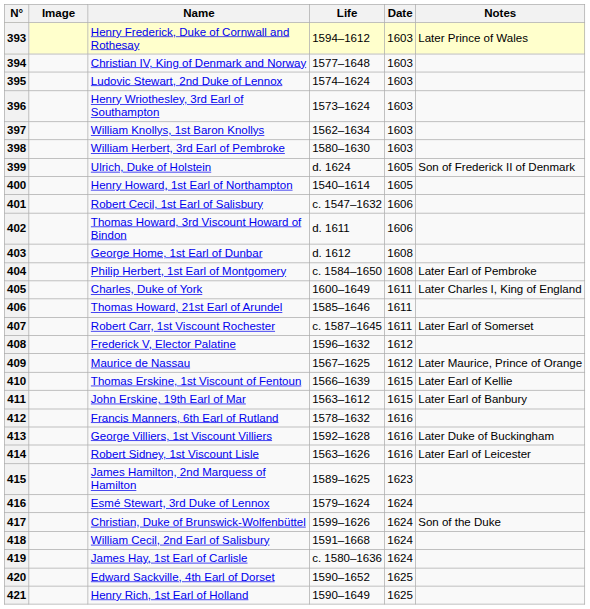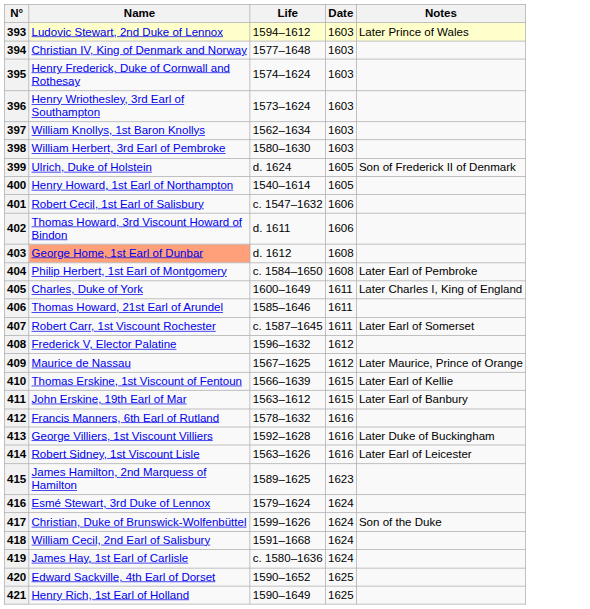- column: (59, 13)
(190, 38) Henry Frederick, Duke of Cornwall and Rothesay -> (127, 31) Ludovic Stewart, 2nd Duke of Lennox
(187, 81) Ludovic Stewart, 2nd Duke of Lennox -> (131, 74) Henry Frederick, Duke of Cornwall and Rothesay
(177, 253) no background -> (117, 253) lightsalmon background
